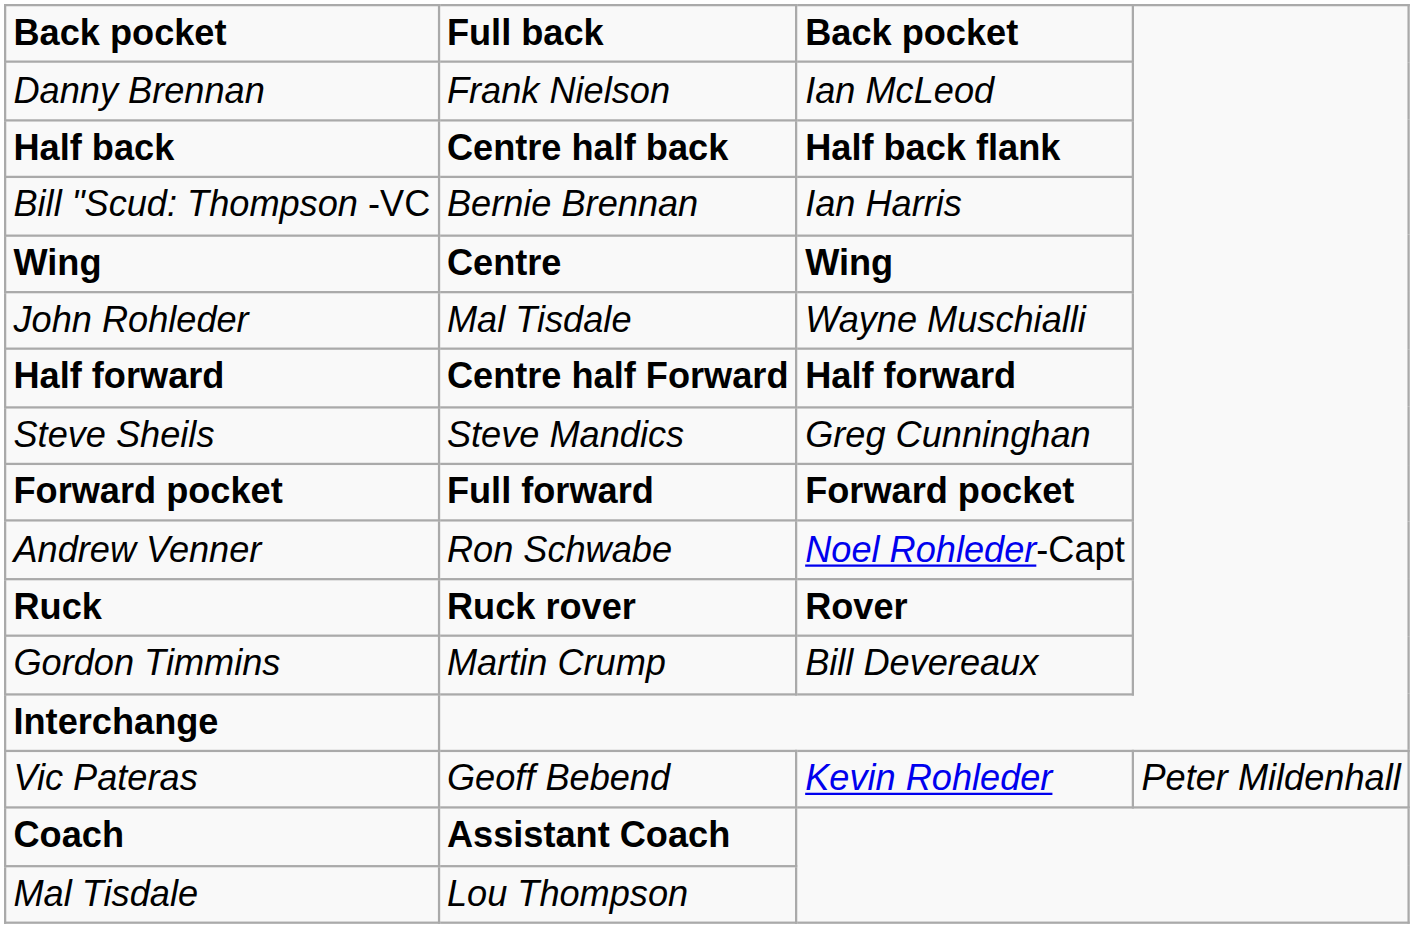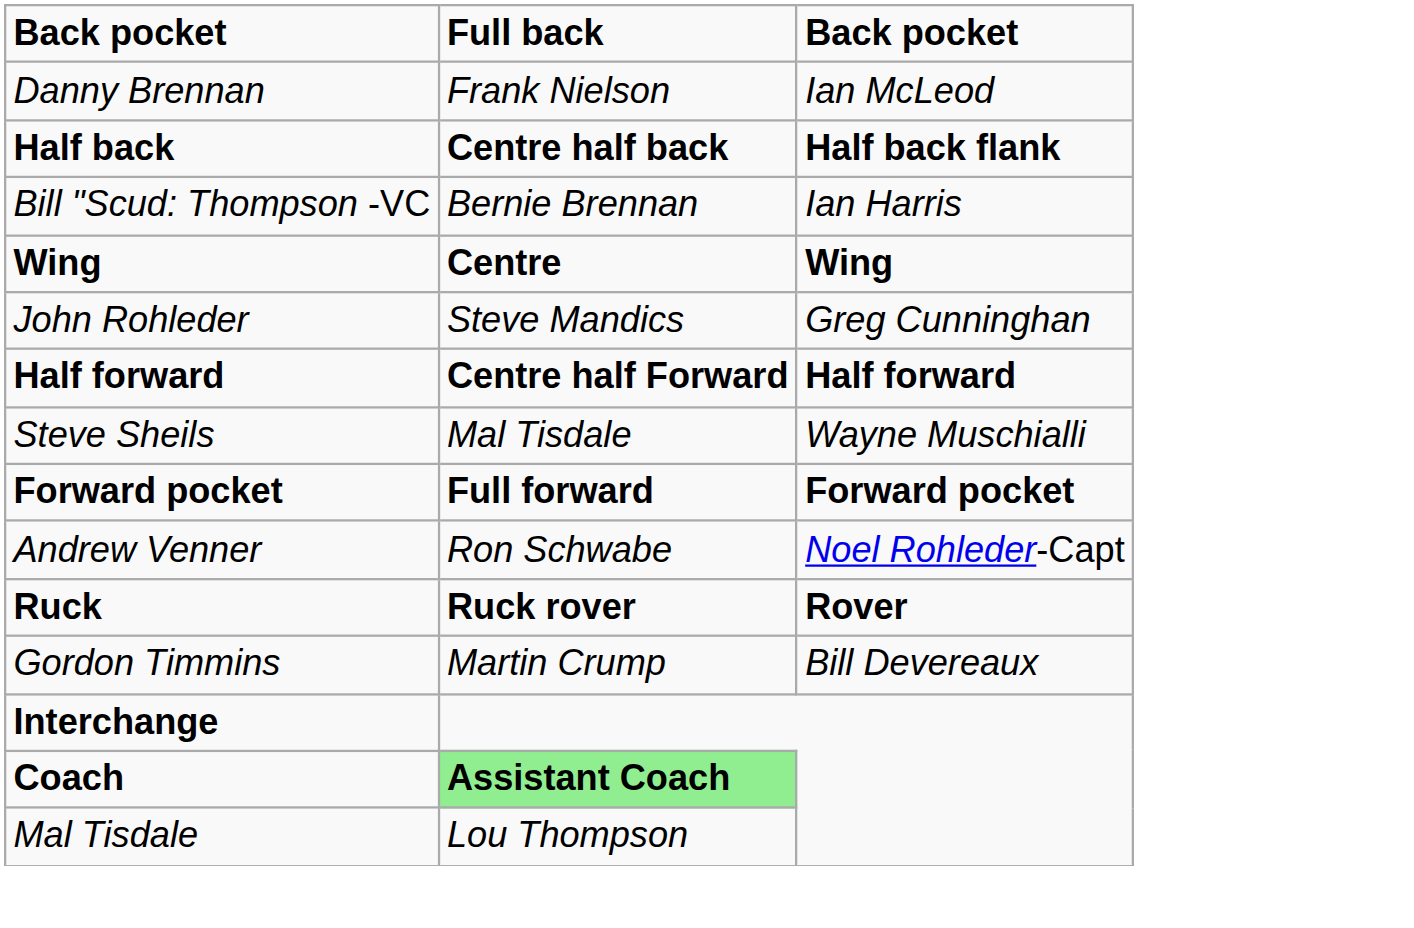(539, 319) Mal Tisdale -> (566, 319) Steve Mandics
(946, 319) Wayne Muschialli -> (948, 319) Greg Cunninghan
(566, 434) Steve Mandics -> (539, 434) Mal Tisdale
(948, 434) Greg Cunninghan -> (946, 434) Wayne Muschialli
- row: (106, 778)
(589, 836) no background -> (589, 778) lightgreen background
